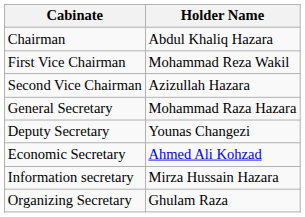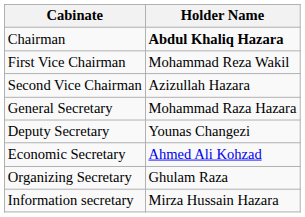(211, 39) normal -> (216, 39) bold
rows swapped: (71, 177) <-> (70, 200)
